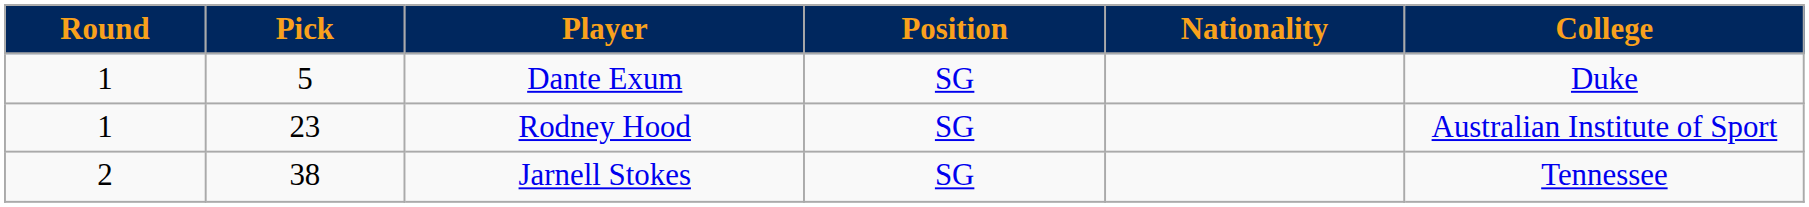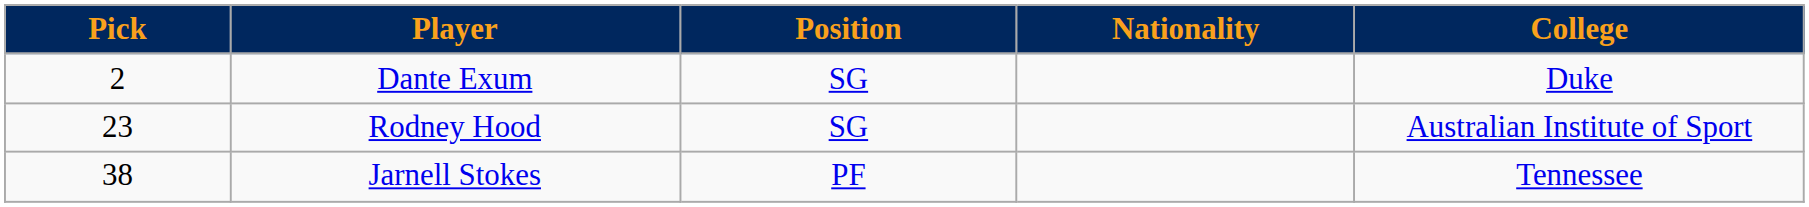- column: (105, 28)
(305, 77) 5 -> (117, 77) 2
(955, 175) SG -> (848, 175) PF
